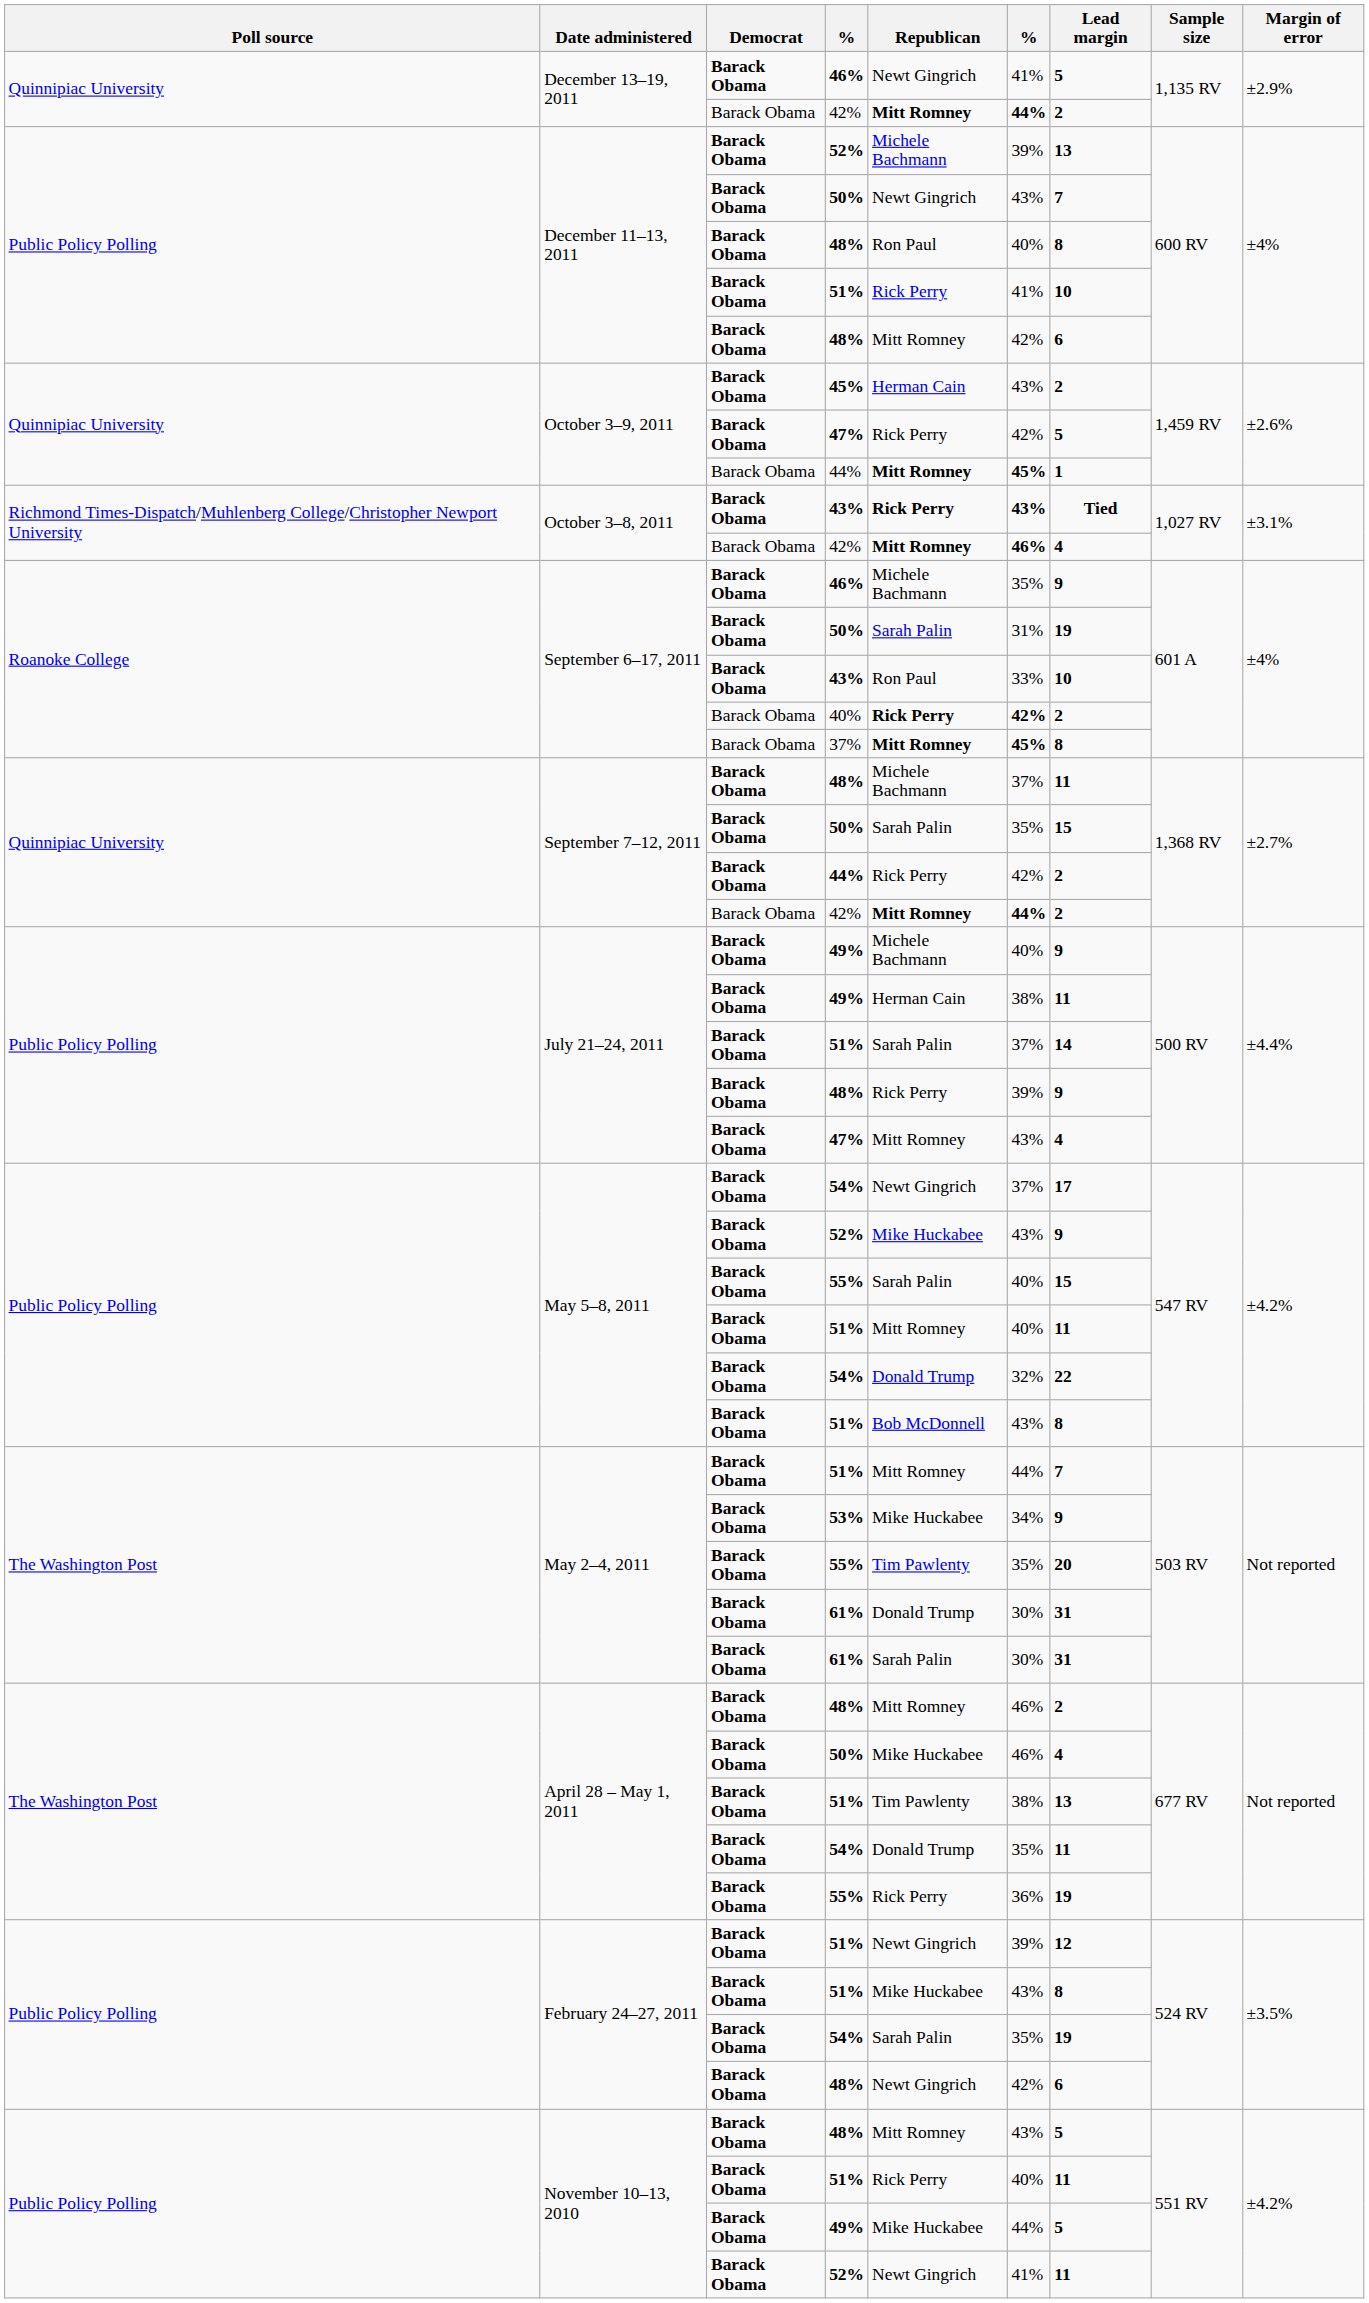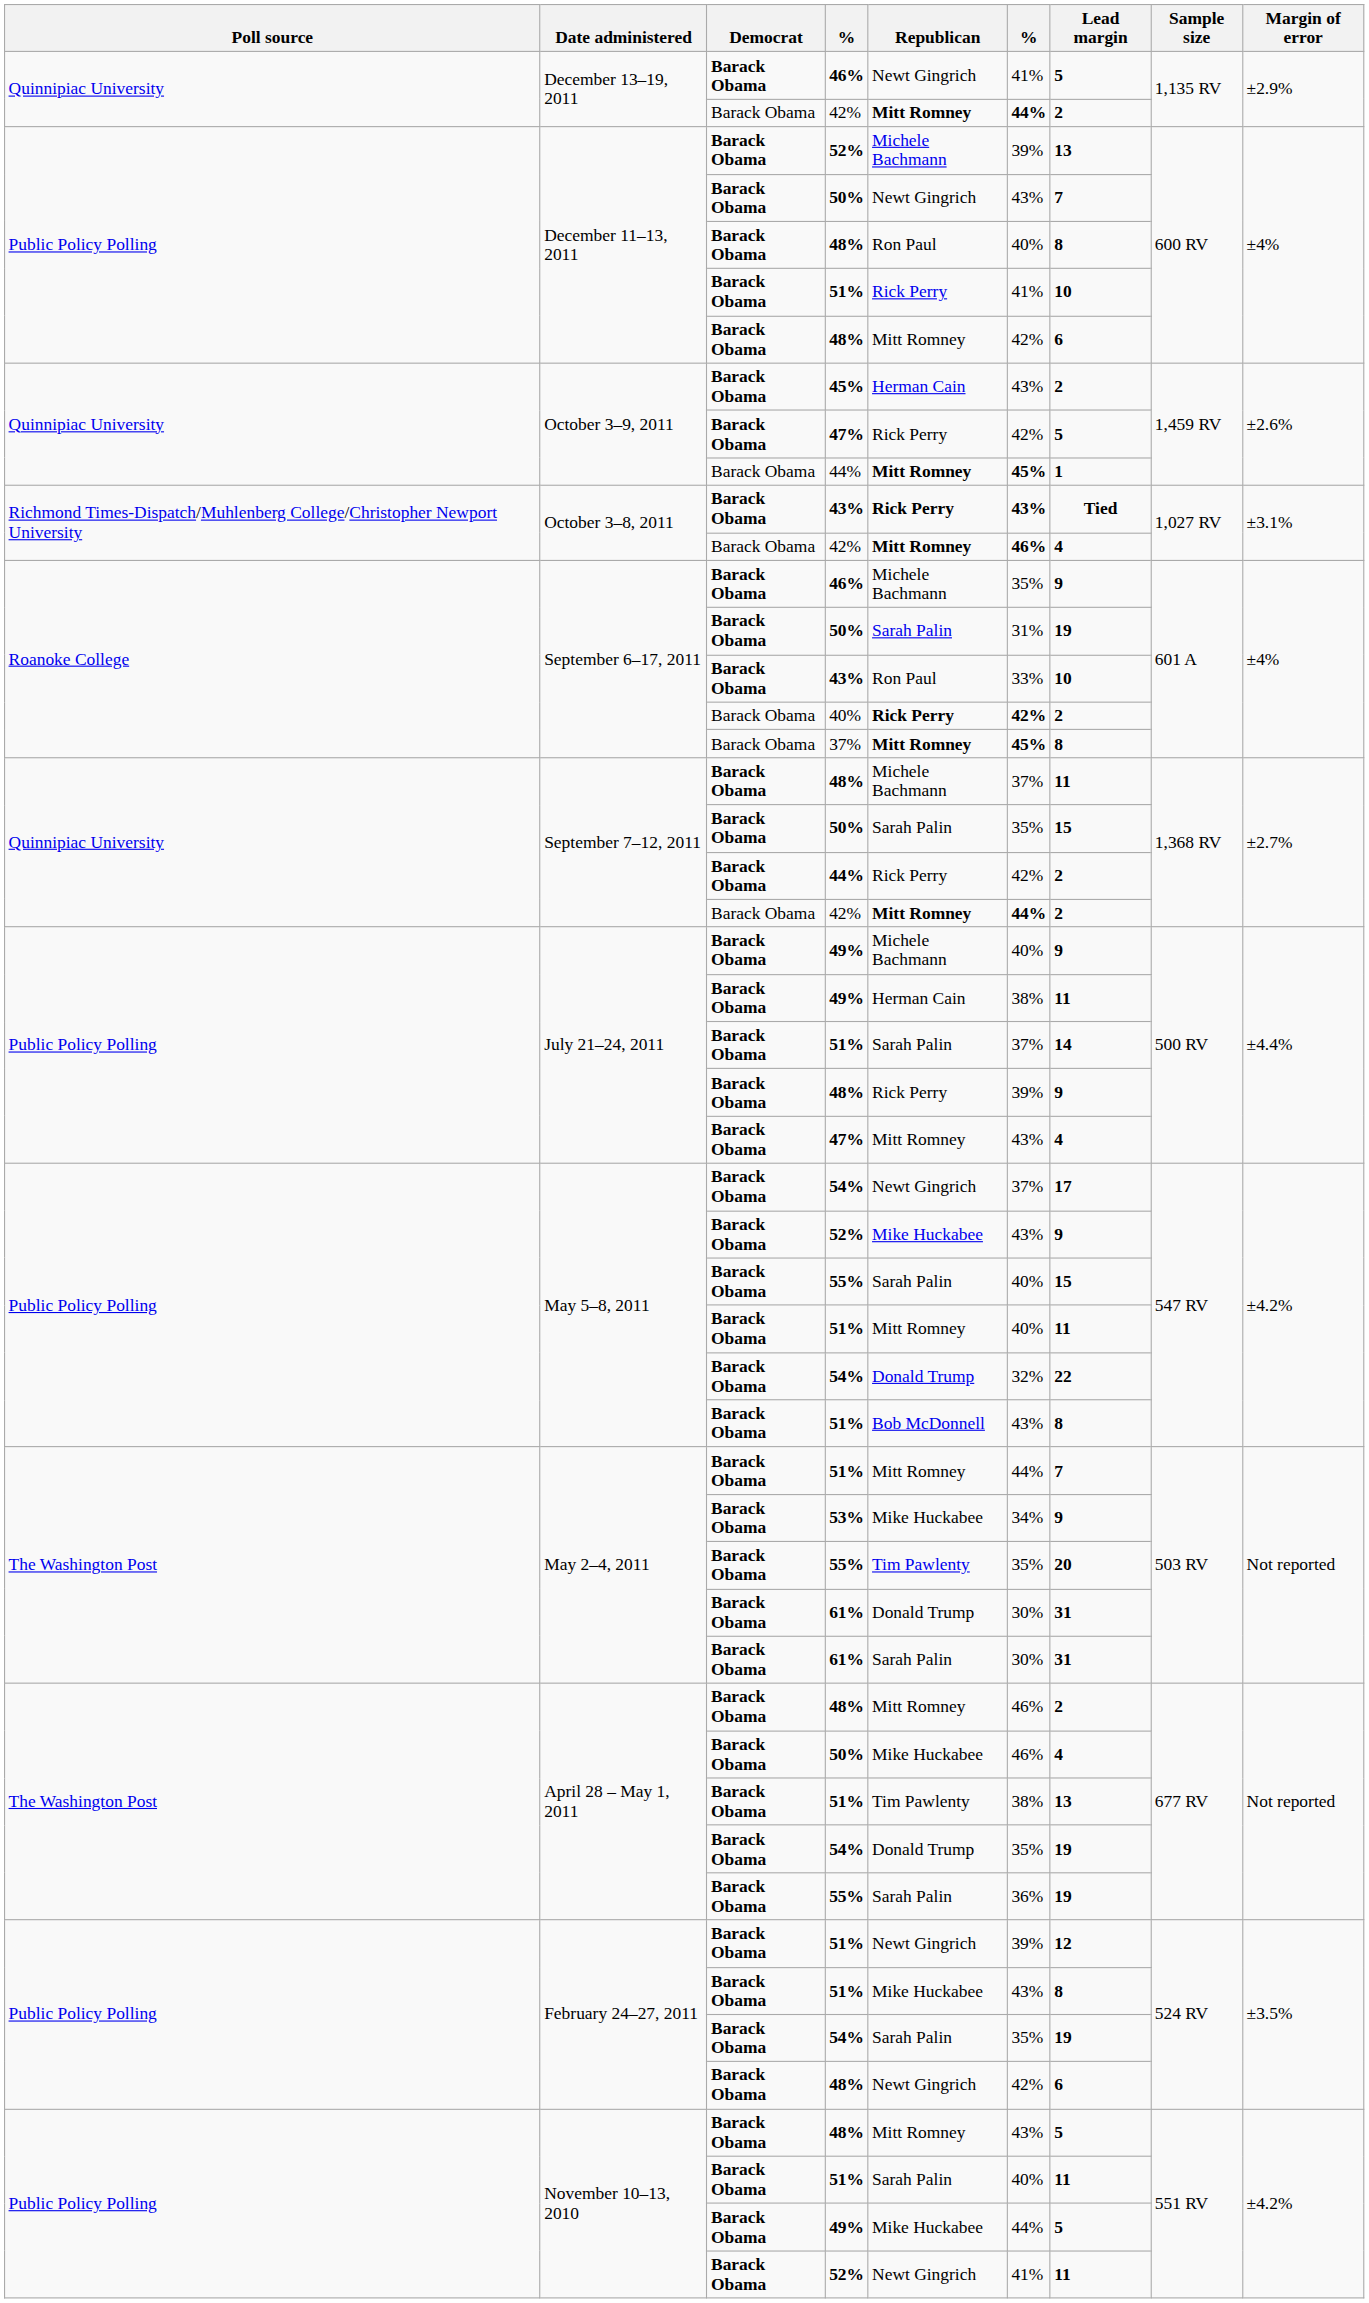(1063, 1848) 11 -> (1063, 1848) 19
(910, 1896) Rick Perry -> (912, 1896) Sarah Palin
(910, 2179) Rick Perry -> (912, 2179) Sarah Palin
